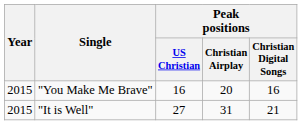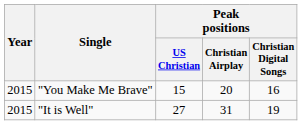(179, 90) 16 -> (179, 90) 15
(273, 110) 21 -> (273, 110) 19
